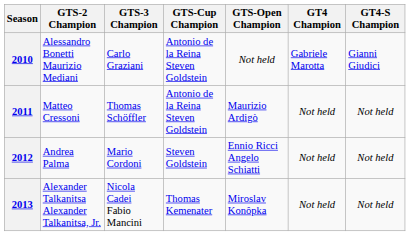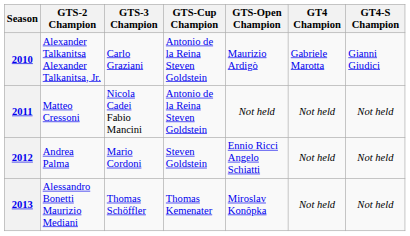(66, 59) Alessandro Bonetti Maurizio Mediani -> (72, 59) Alexander Talkanitsa Alexander Talkanitsa, Jr.
(257, 59) Not held -> (247, 59) Maurizio Ardigò
(126, 111) Thomas Schöffler -> (124, 111) Nicola Cadei Fabio Mancini
(247, 111) Maurizio Ardigò -> (257, 111) Not held
(72, 204) Alexander Talkanitsa Alexander Talkanitsa, Jr. -> (66, 204) Alessandro Bonetti Maurizio Mediani
(124, 204) Nicola Cadei Fabio Mancini -> (126, 204) Thomas Schöffler
